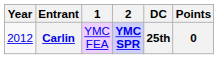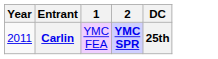- column: (193, 13)
(20, 38) 2012 -> (20, 38) 2011
